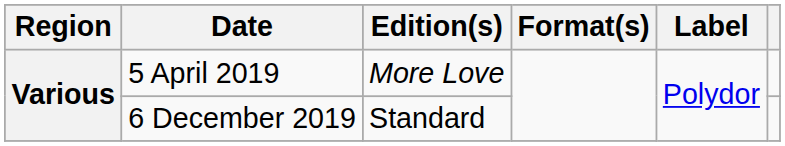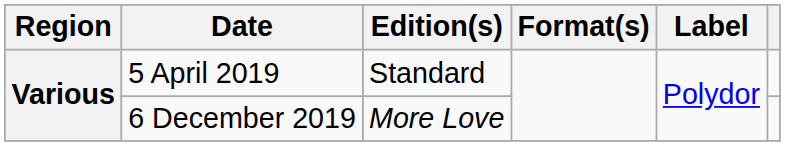(437, 72) More Love -> (427, 72) Standard
(427, 118) Standard -> (437, 118) More Love
